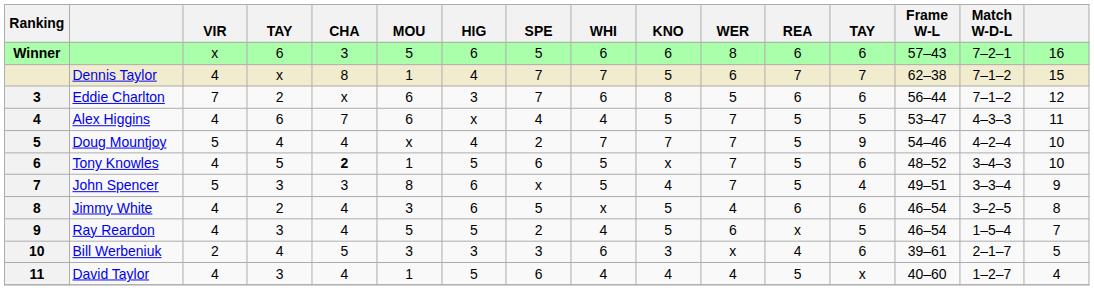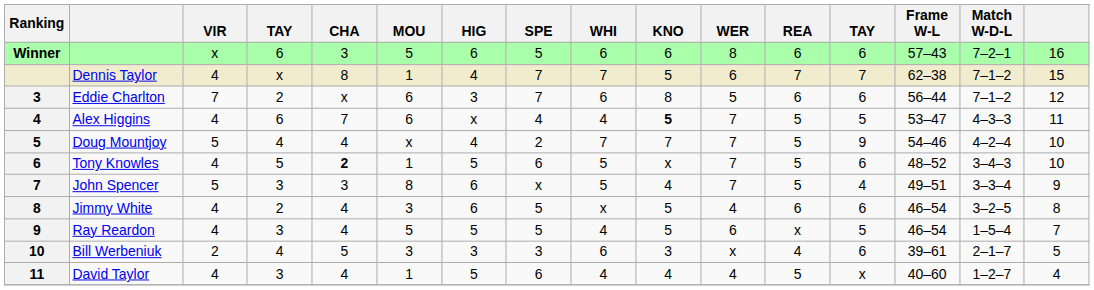(668, 120) normal -> (668, 120) bold
(539, 230) 2 -> (539, 230) 5
